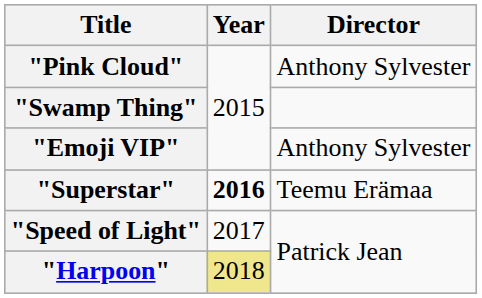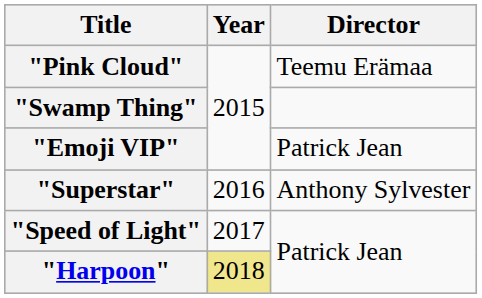(373, 66) Anthony Sylvester -> (355, 66) Teemu Erämaa
(373, 148) Anthony Sylvester -> (340, 148) Patrick Jean
(239, 189) bold -> (239, 189) normal
(355, 189) Teemu Erämaa -> (373, 189) Anthony Sylvester
